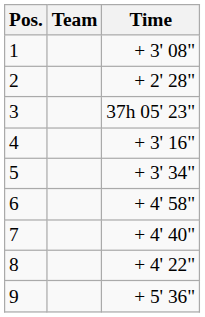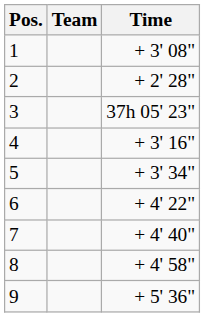(165, 204) + 4' 58" -> (165, 204) + 4' 22"
(165, 265) + 4' 22" -> (165, 265) + 4' 58"
